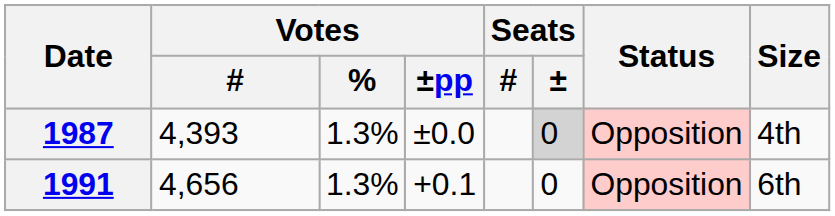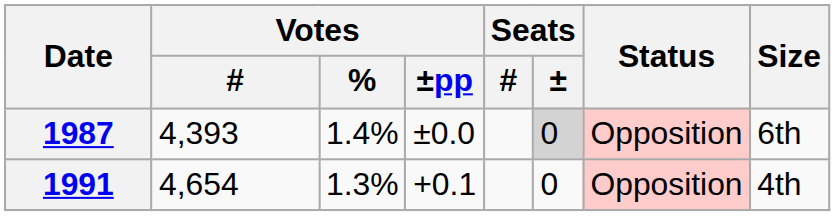(362, 132) 1.3% -> (362, 132) 1.4%
(779, 132) 4th -> (779, 132) 6th
(199, 183) 4,656 -> (199, 183) 4,654
(779, 183) 6th -> (779, 183) 4th
